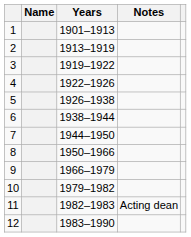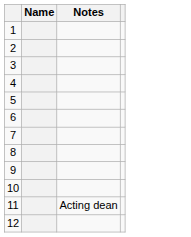- column: (87, 13)
